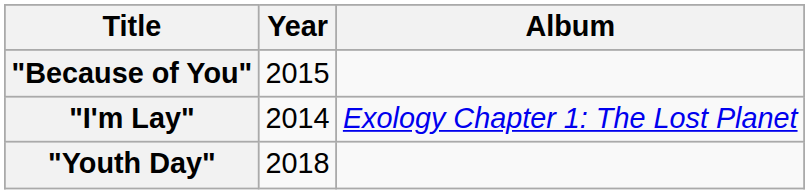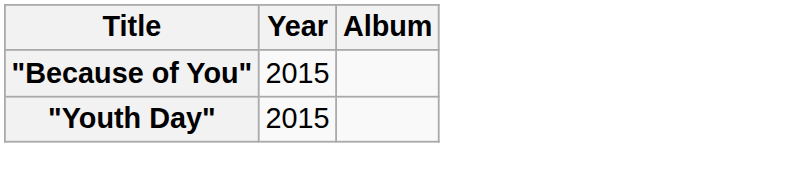- row: (132, 118)
(298, 164) 2018 -> (298, 118) 2015
